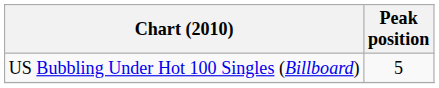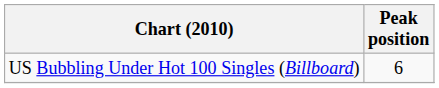(399, 67) 5 -> (399, 67) 6
